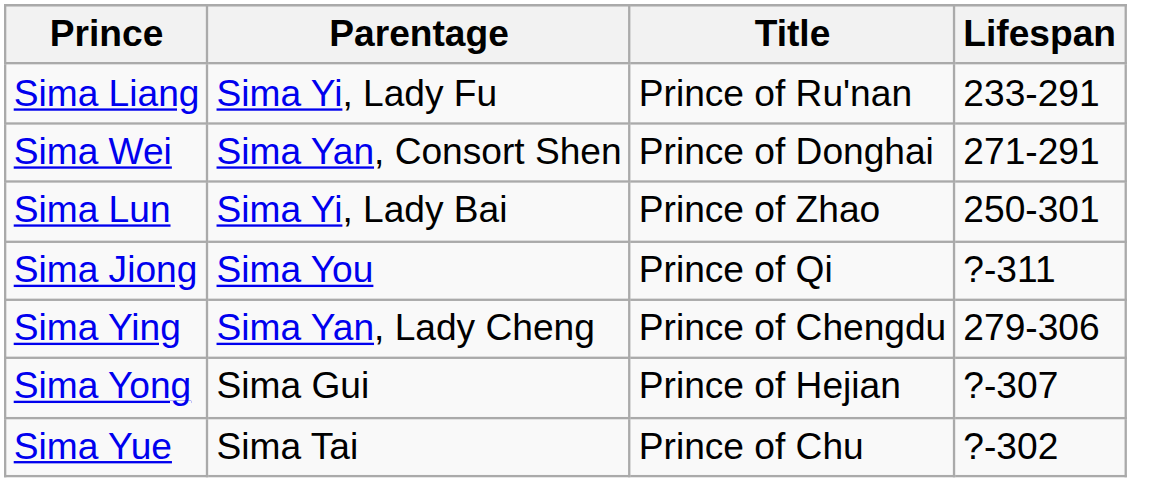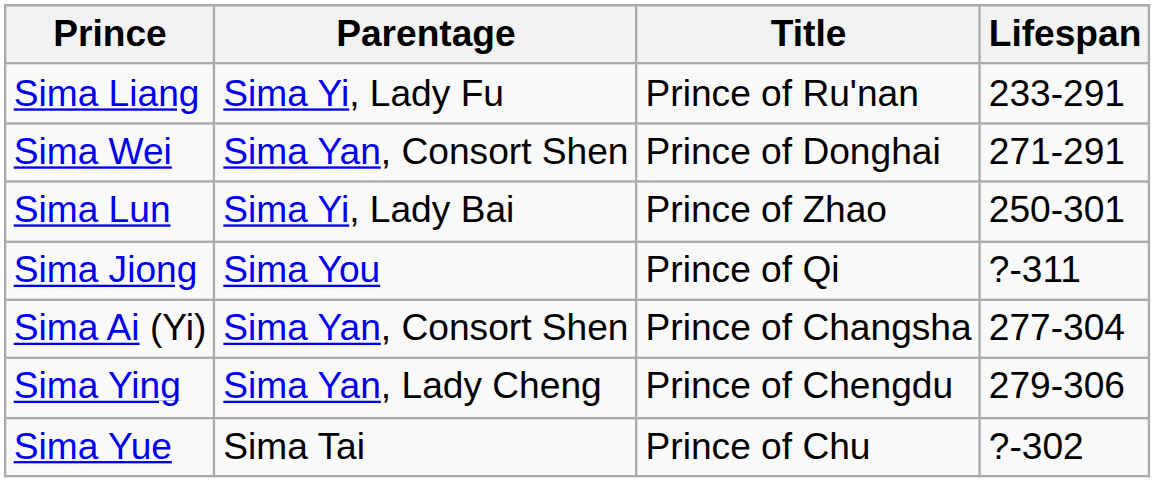+ row: (110, 328)
- row: (102, 387)
